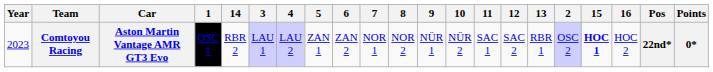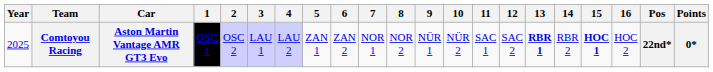columns swapped: (568, 13) <-> (235, 13)
(18, 44) 2023 -> (18, 44) 2025
(541, 44) normal -> (540, 44) bold
